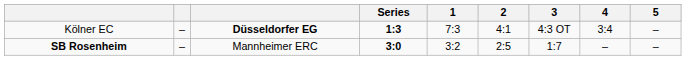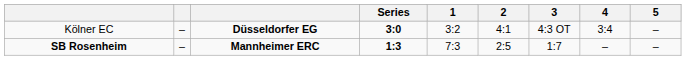(394, 30) 1:3 -> (394, 30) 3:0
(453, 30) 7:3 -> (453, 30) 3:2
(275, 47) normal -> (275, 47) bold
(394, 47) 3:0 -> (394, 47) 1:3
(453, 47) 3:2 -> (453, 47) 7:3
